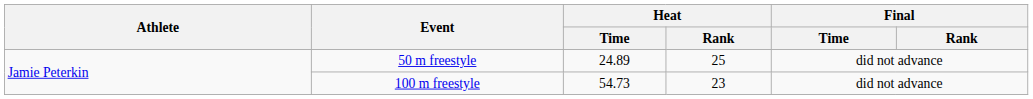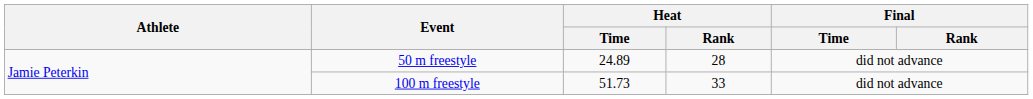(718, 61) 25 -> (718, 61) 28
(614, 83) 54.73 -> (614, 83) 51.73
(718, 83) 23 -> (718, 83) 33
